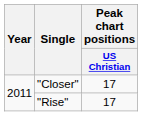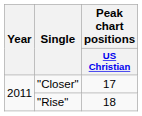(109, 102) 17 -> (109, 102) 18
